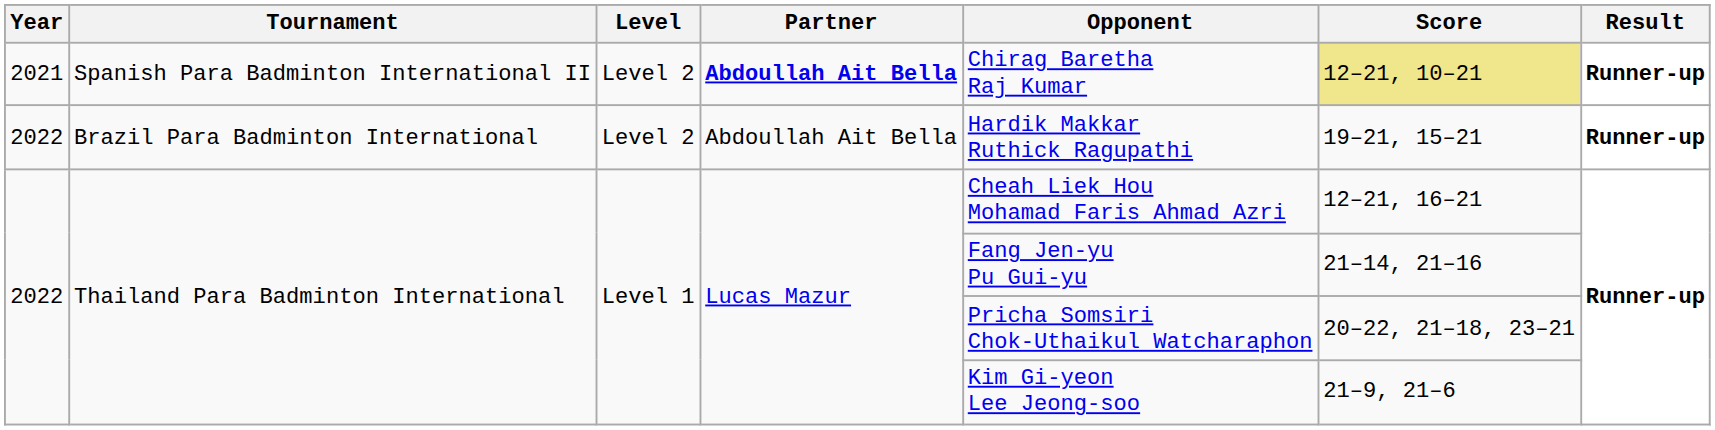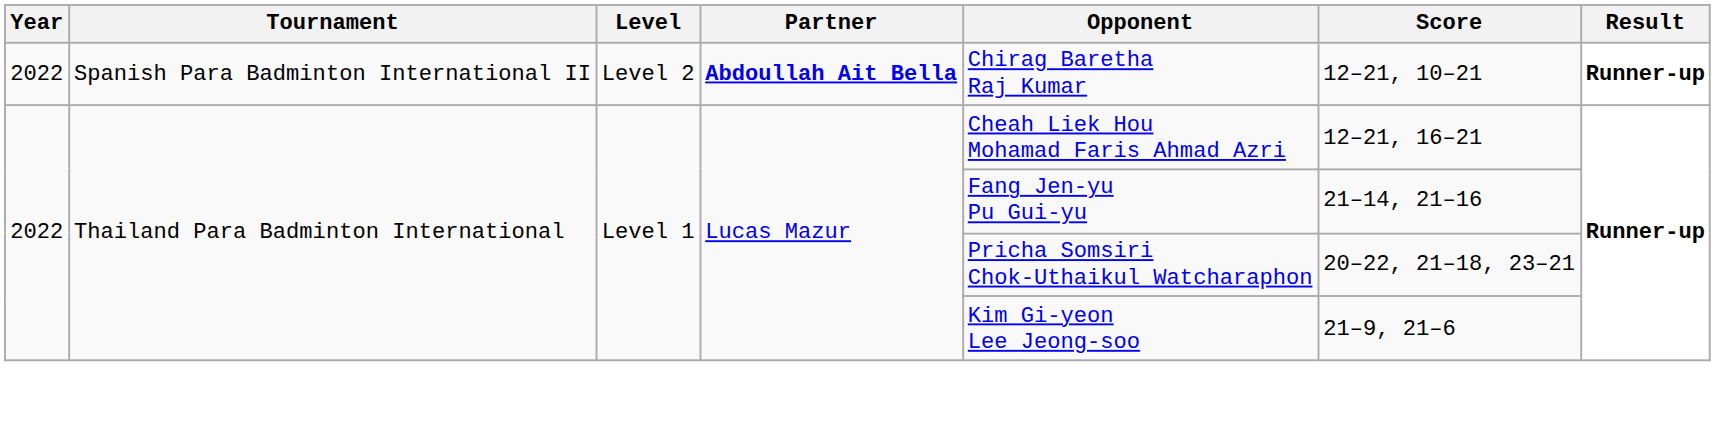(37, 74) 2021 -> (37, 74) 2022
(1403, 74) khaki background -> (1403, 74) no background
- row: (306, 137)
